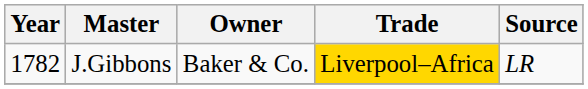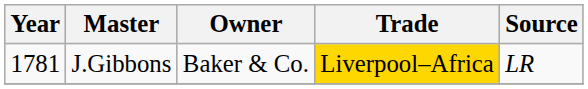(35, 63) 1782 -> (35, 63) 1781
